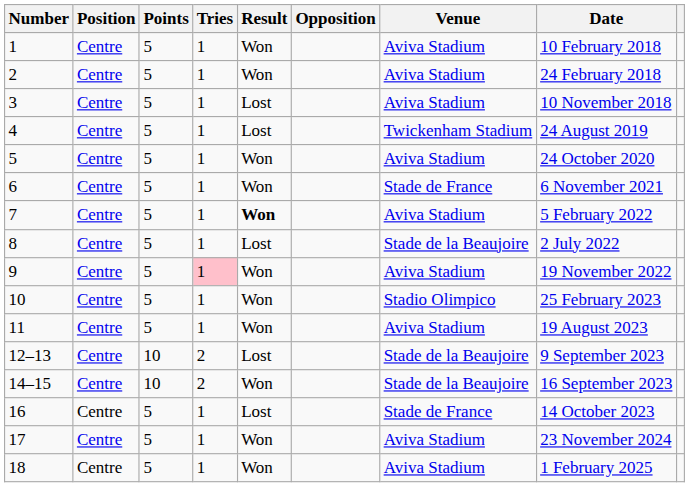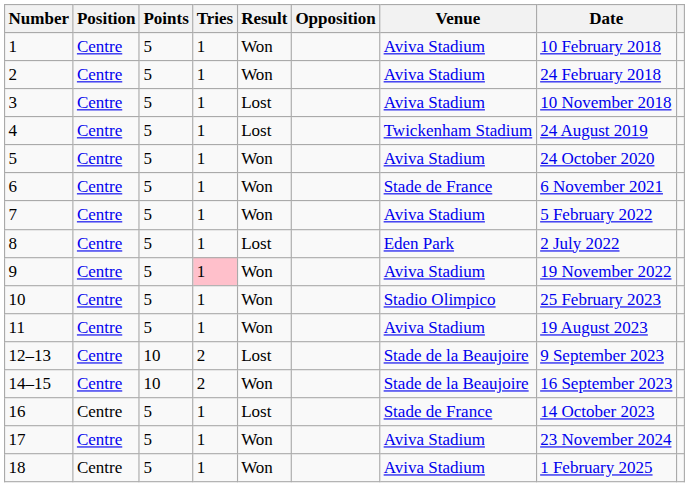(258, 215) bold -> (257, 215) normal
(456, 243) Stade de la Beaujoire -> (419, 243) Eden Park
